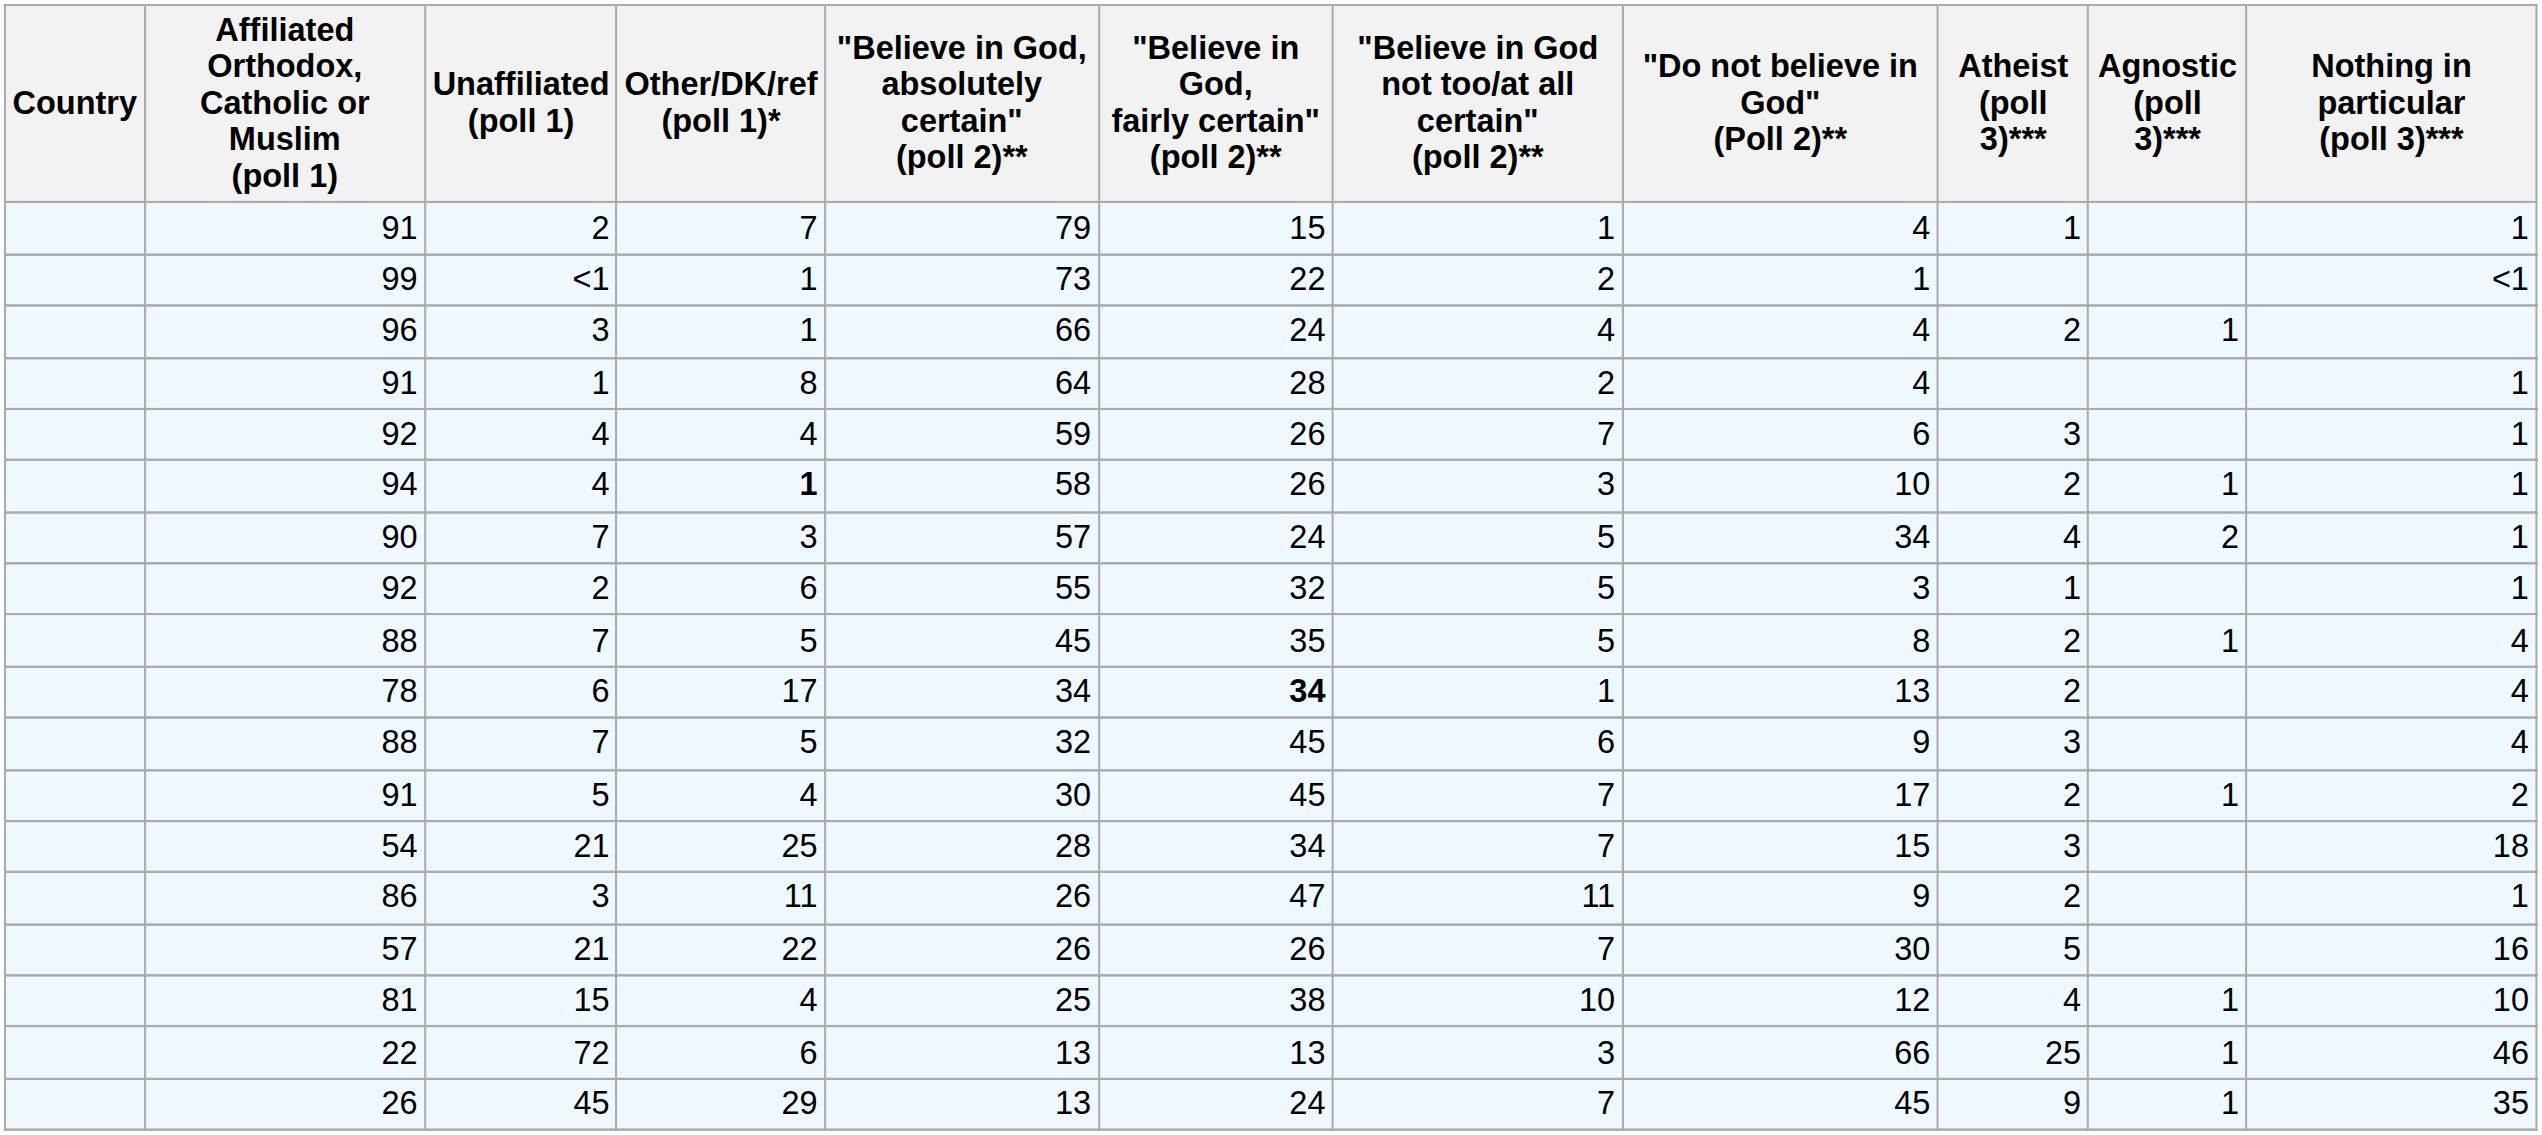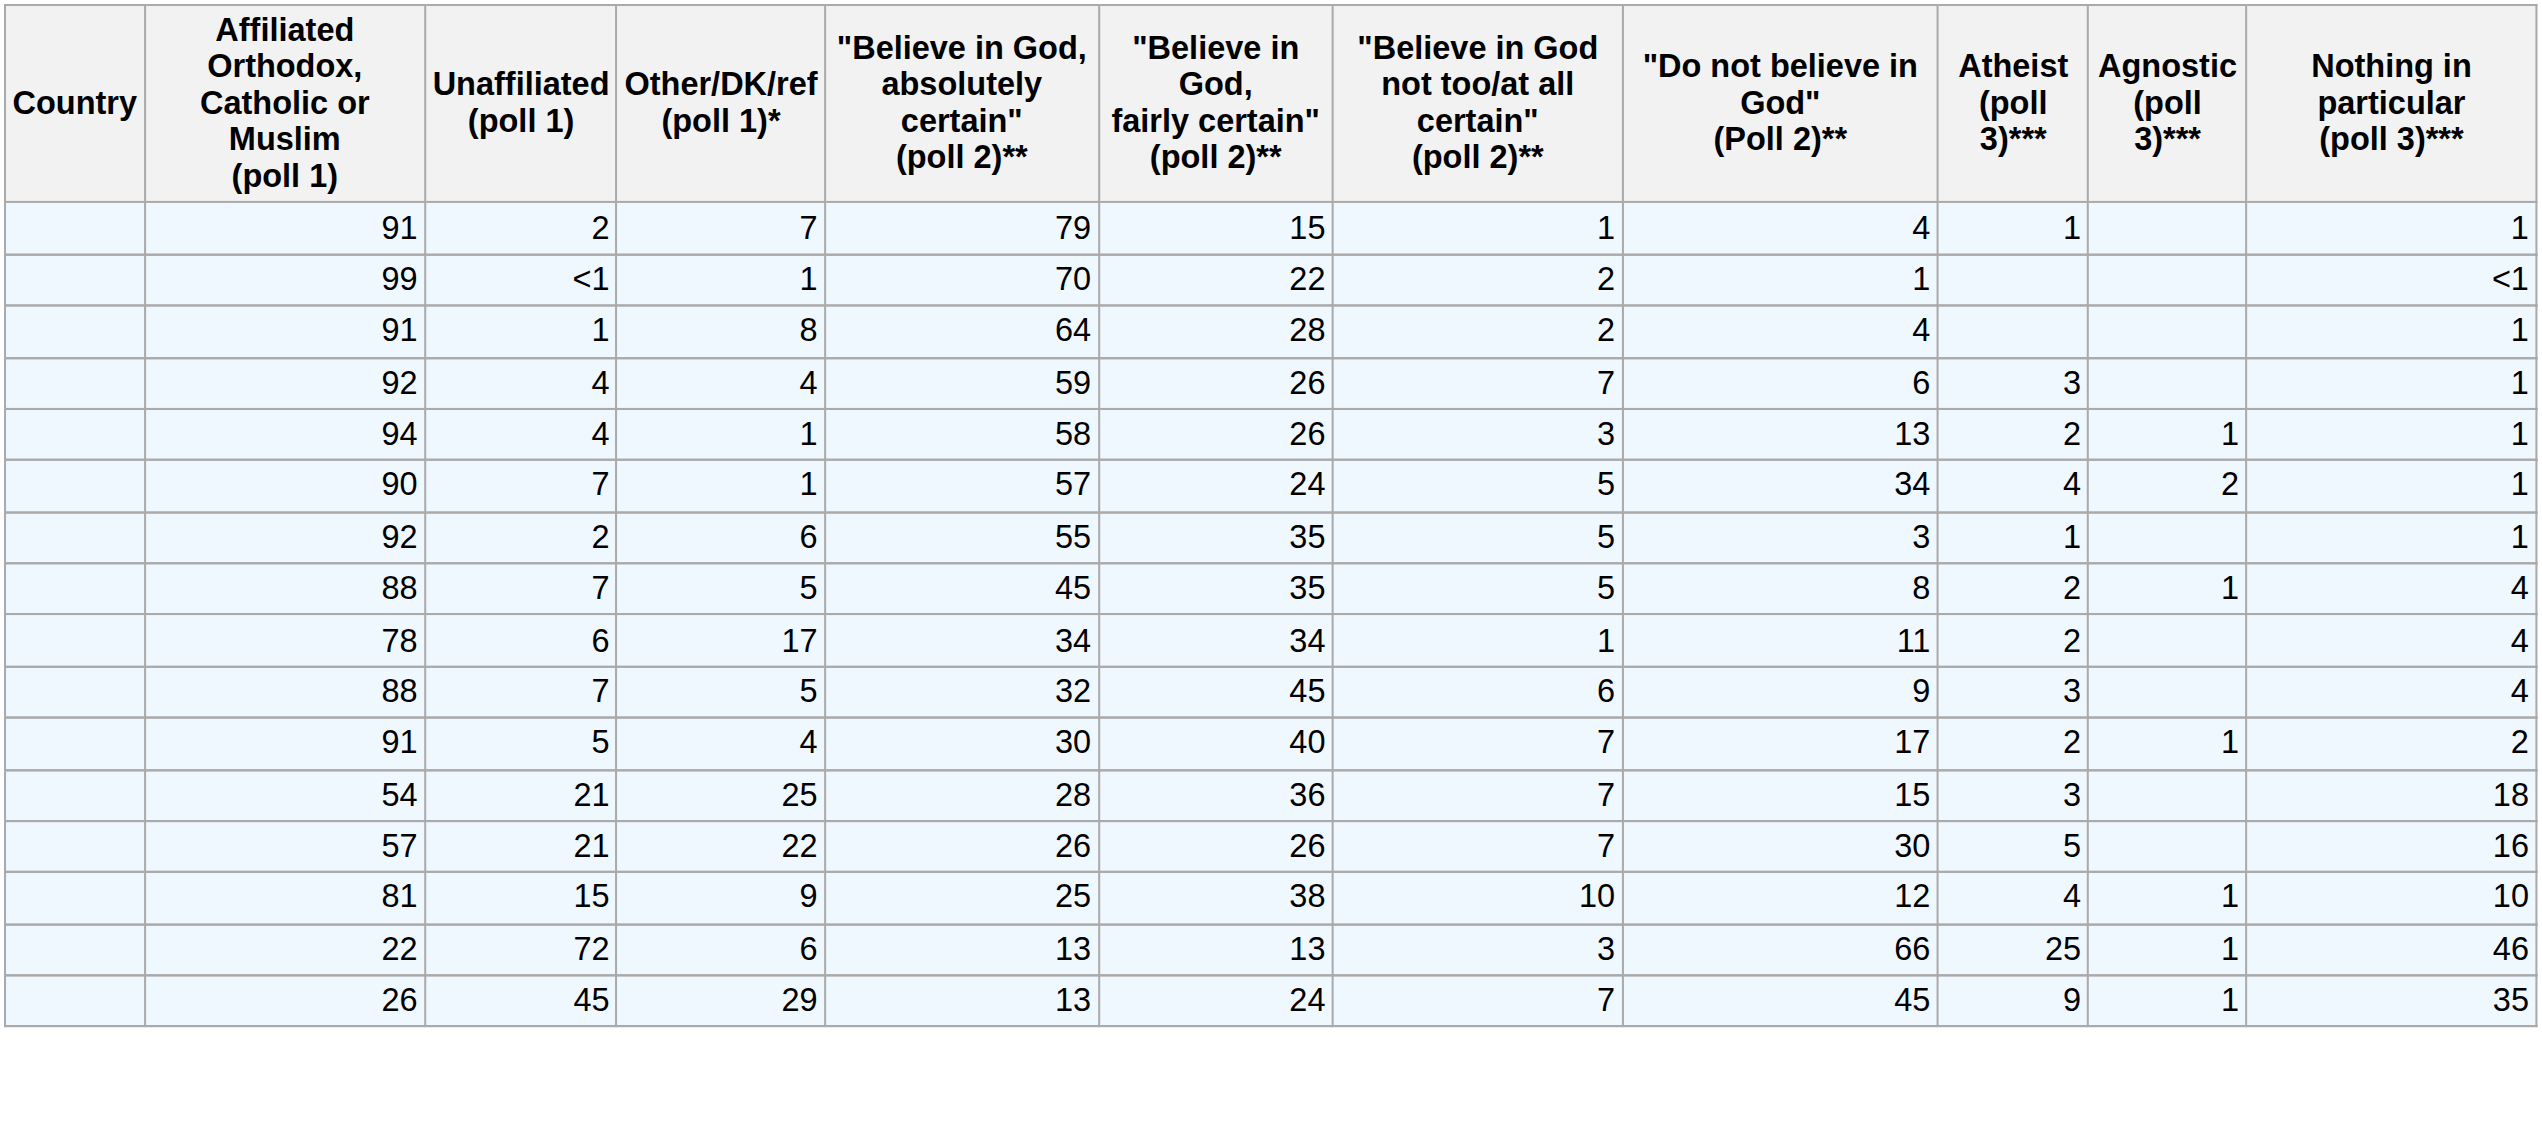(1073, 279) 73 -> (1073, 279) 70
- row: (400, 330)
(809, 485) bold -> (809, 433) normal
(1912, 485) 10 -> (1912, 433) 13
(809, 536) 3 -> (809, 485) 1
(1307, 588) 32 -> (1307, 536) 35
(1307, 691) bold -> (1307, 640) normal
(1912, 691) 13 -> (1914, 640) 11
(1307, 794) 45 -> (1307, 743) 40
(1307, 846) 34 -> (1307, 794) 36
- row: (400, 897)
(809, 1000) 4 -> (809, 897) 9
